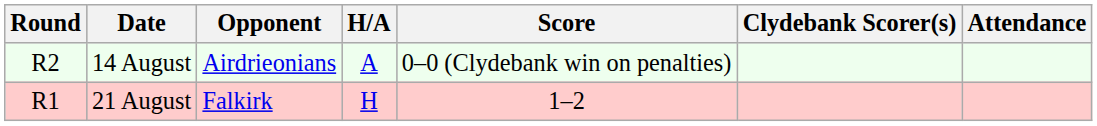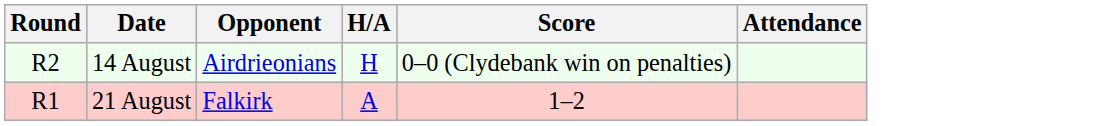- column: (849, 23)
(369, 62) A -> (369, 62) H
(369, 100) H -> (369, 100) A
